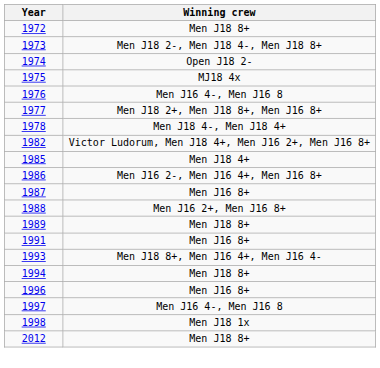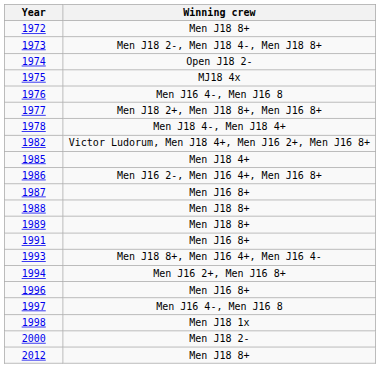(219, 208) Men J16 2+, Men J16 8+ -> (219, 208) Men J18 8+
(219, 274) Men J18 8+ -> (219, 274) Men J16 2+, Men J16 8+
+ row: (34, 339)
